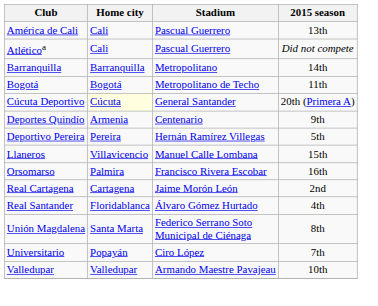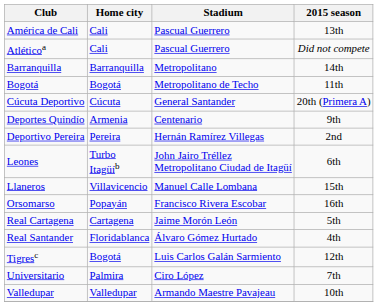(106, 102) lightyellow background -> (105, 102) no background
(318, 136) 5th -> (334, 136) 2nd
+ row: (23, 161)
(107, 171) Palmira -> (108, 203) Popayán
(318, 188) 2nd -> (334, 221) 5th
+ row: (23, 257)
- row: (46, 229)
(109, 252) Popayán -> (106, 275) Palmira
